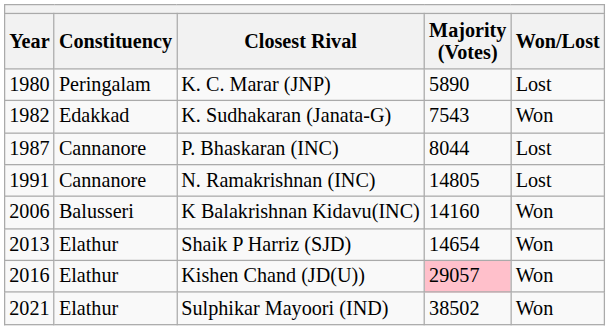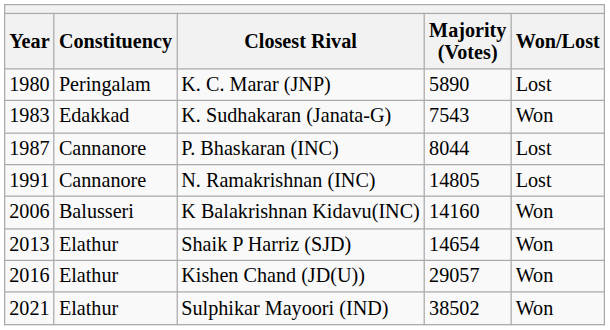(29, 116) 1982 -> (29, 116) 1983
(454, 276) pink background -> (454, 276) no background
